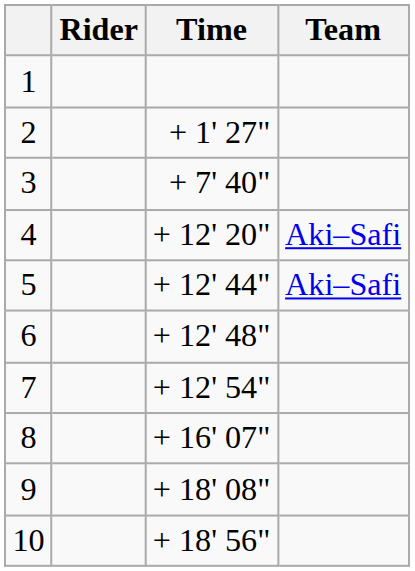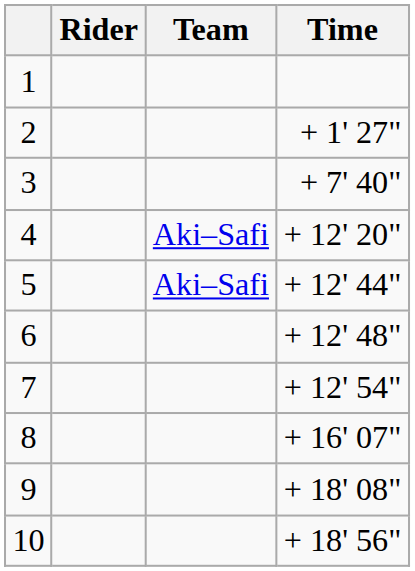columns swapped: (343, 30) <-> (212, 30)
